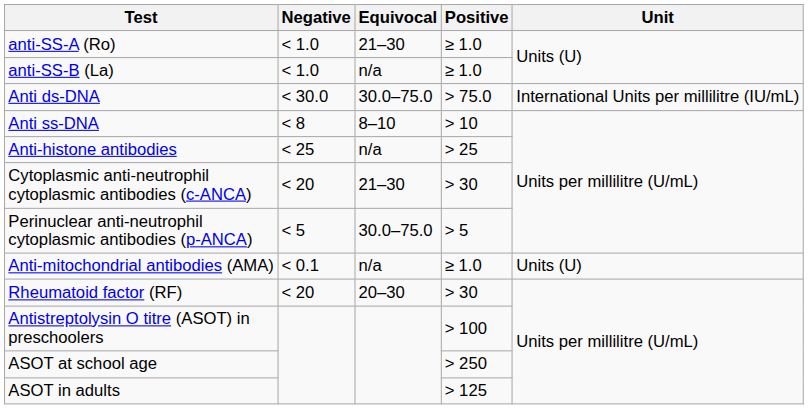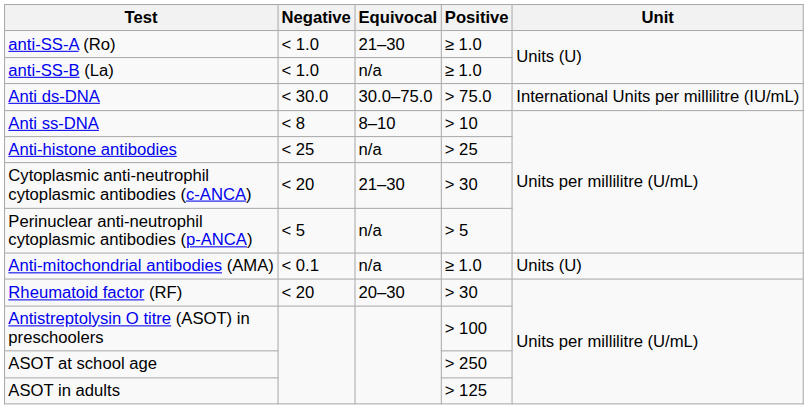(396, 230) 30.0–75.0 -> (370, 230) n/a
